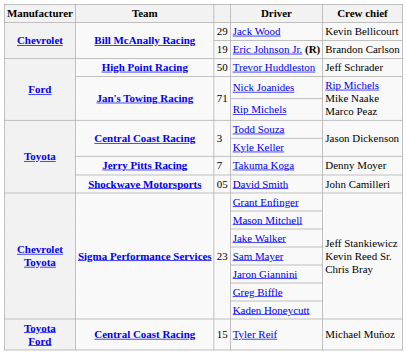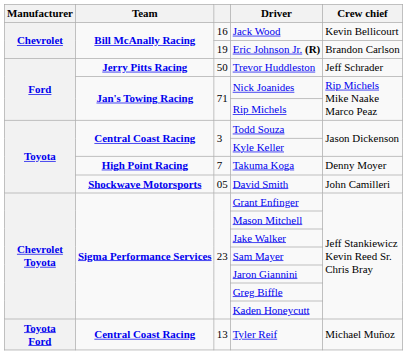(222, 31) 29 -> (222, 31) 16
(145, 67) High Point Racing -> (145, 67) Jerry Pitts Racing
(145, 165) Jerry Pitts Racing -> (145, 165) High Point Racing
(222, 334) 15 -> (222, 334) 13
